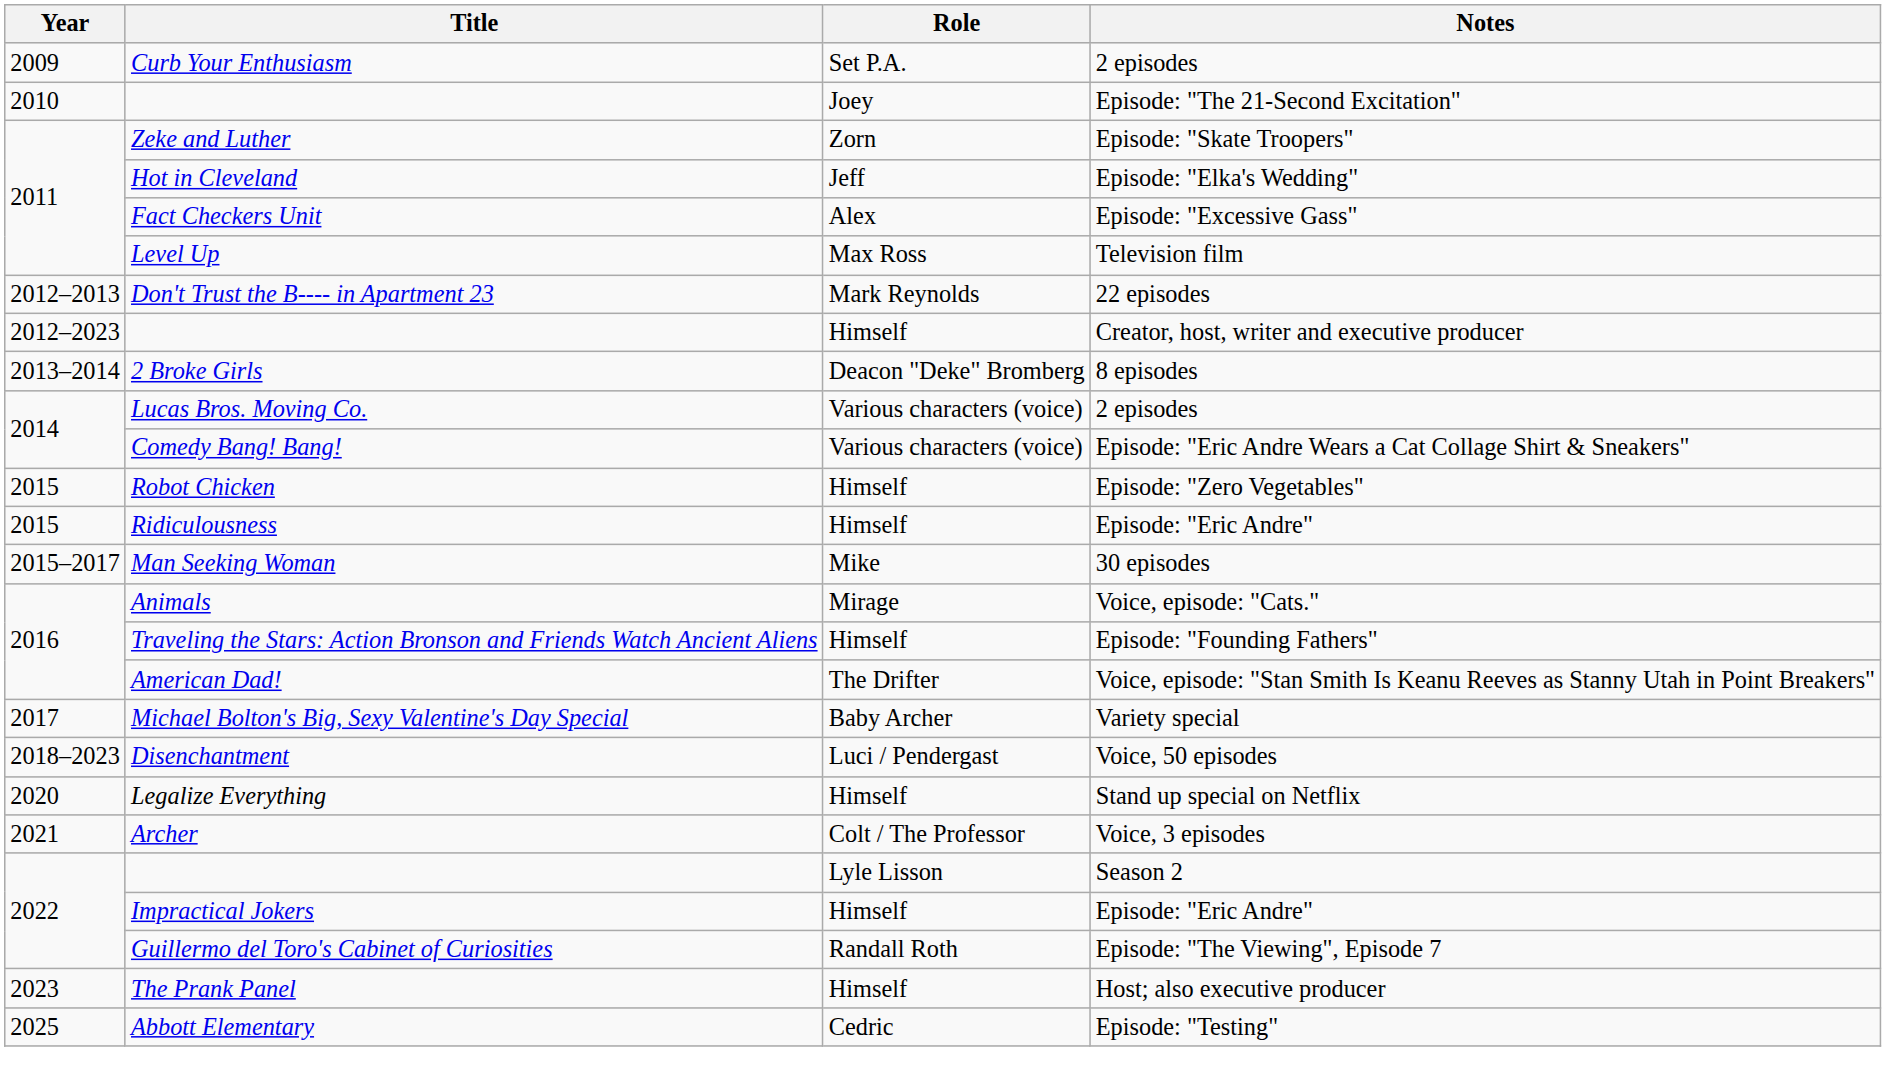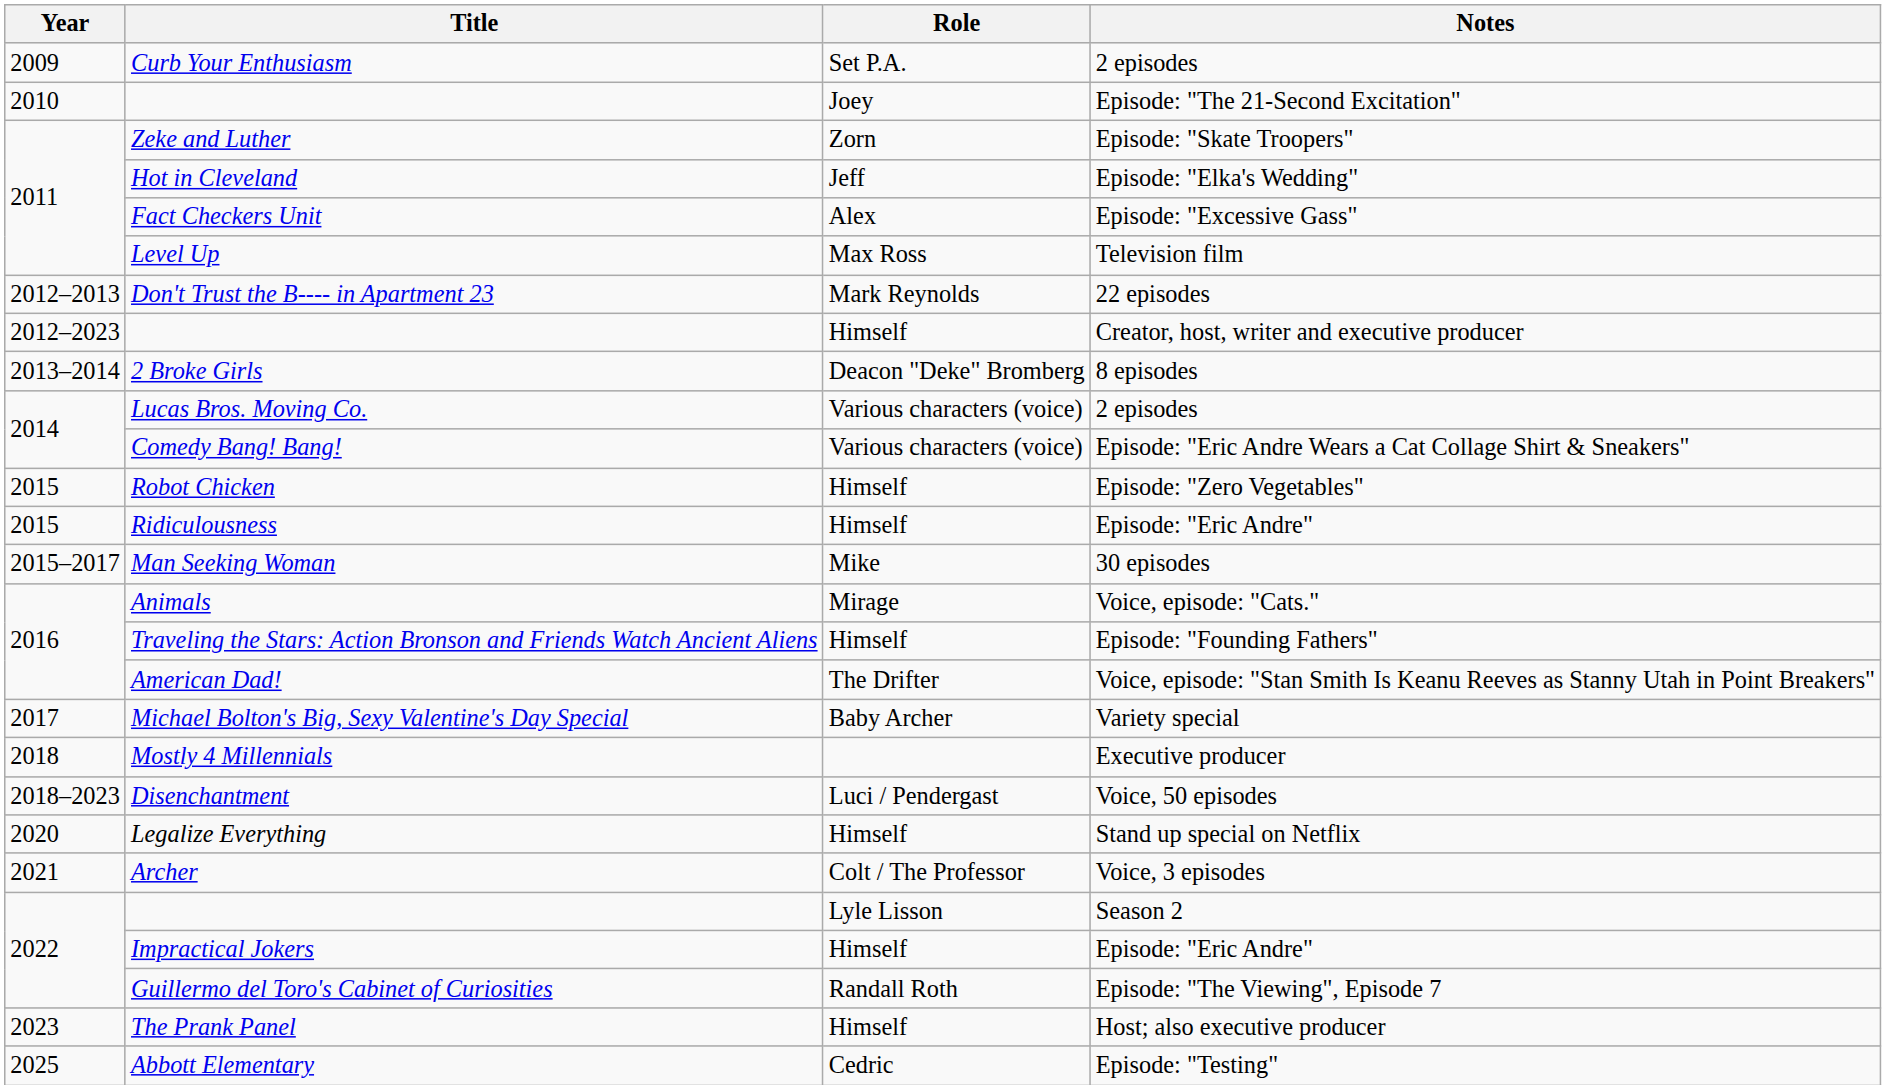+ row: (232, 756)
